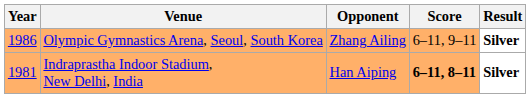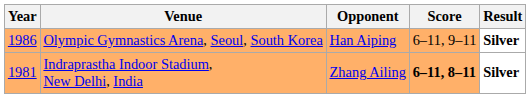(368, 40) Zhang Ailing -> (363, 40) Han Aiping
(363, 72) Han Aiping -> (368, 72) Zhang Ailing
